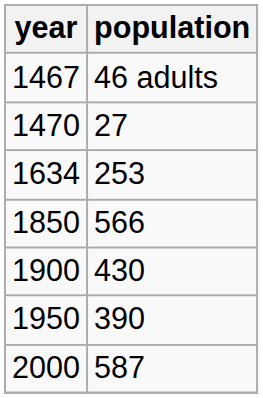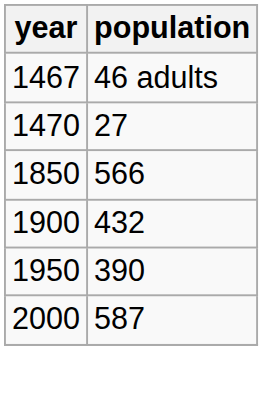- row: (46, 174)
(120, 271) 430 -> (120, 222) 432
